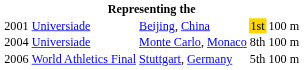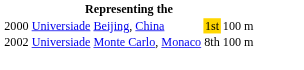(16, 25) 2001 -> (16, 25) 2000
(16, 42) 2004 -> (16, 42) 2002
- row: (186, 59)
